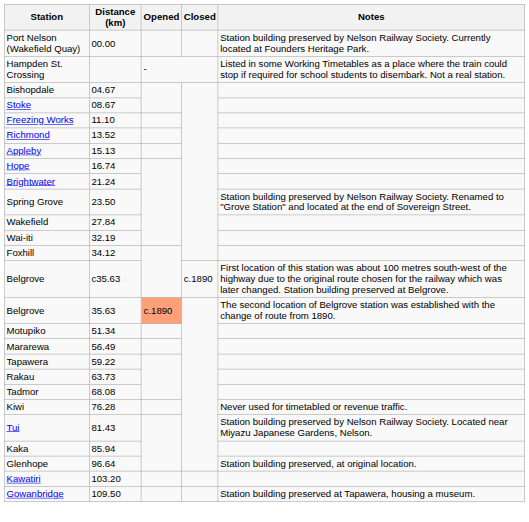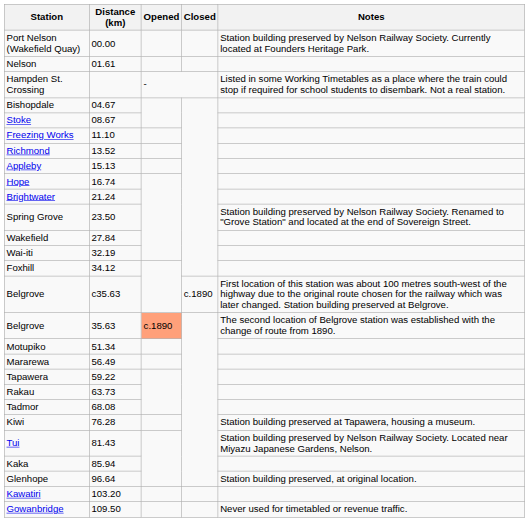+ row: (21, 64)
(314, 407) Never used for timetabled or revenue traffic. -> (348, 422) Station building preserved at Tapawera, housing a museum.
(348, 494) Station building preserved at Tapawera, housing a museum. -> (314, 509) Never used for timetabled or revenue traffic.
